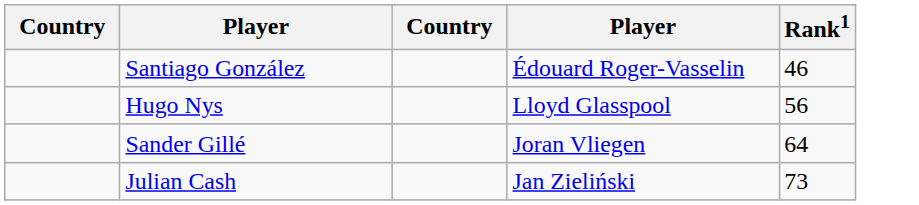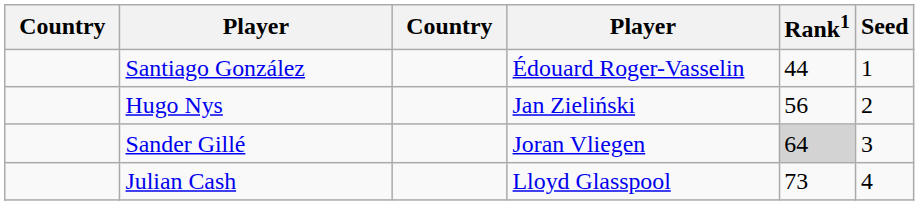+ column: (885, 26)
(796, 67) 46 -> (796, 67) 44
(592, 105) Lloyd Glasspool -> (574, 105) Jan Zieliński
(796, 143) no background -> (796, 143) lightgrey background
(574, 181) Jan Zieliński -> (592, 181) Lloyd Glasspool
